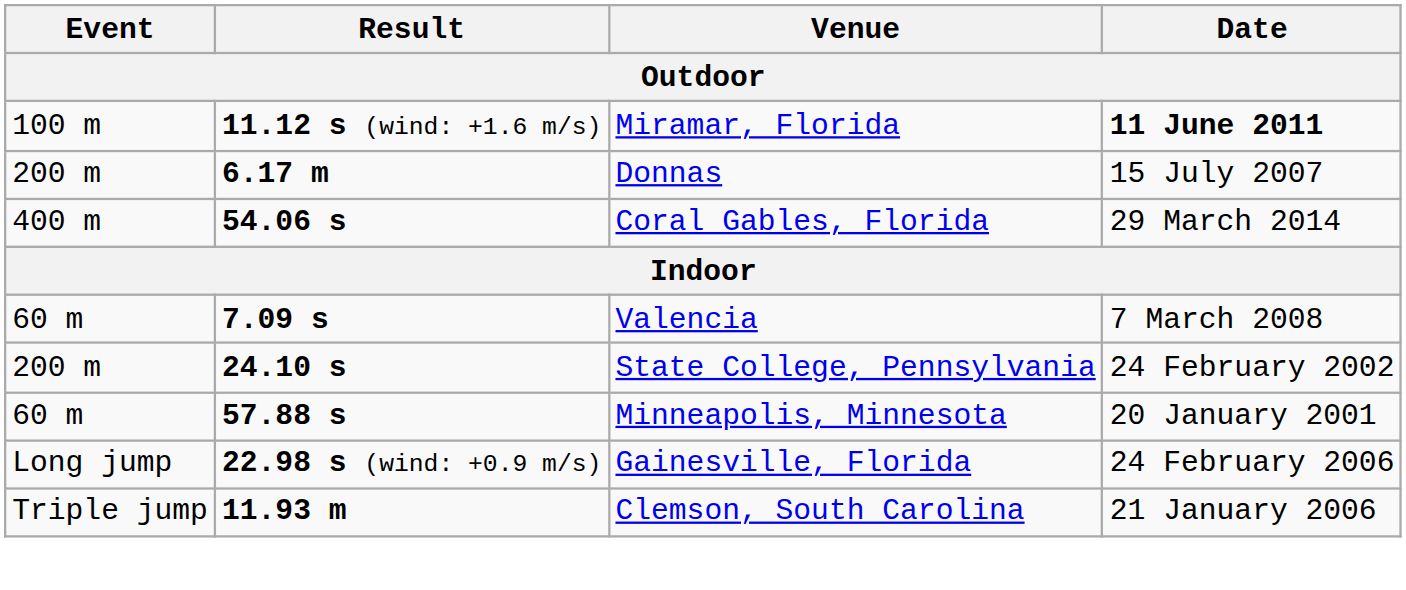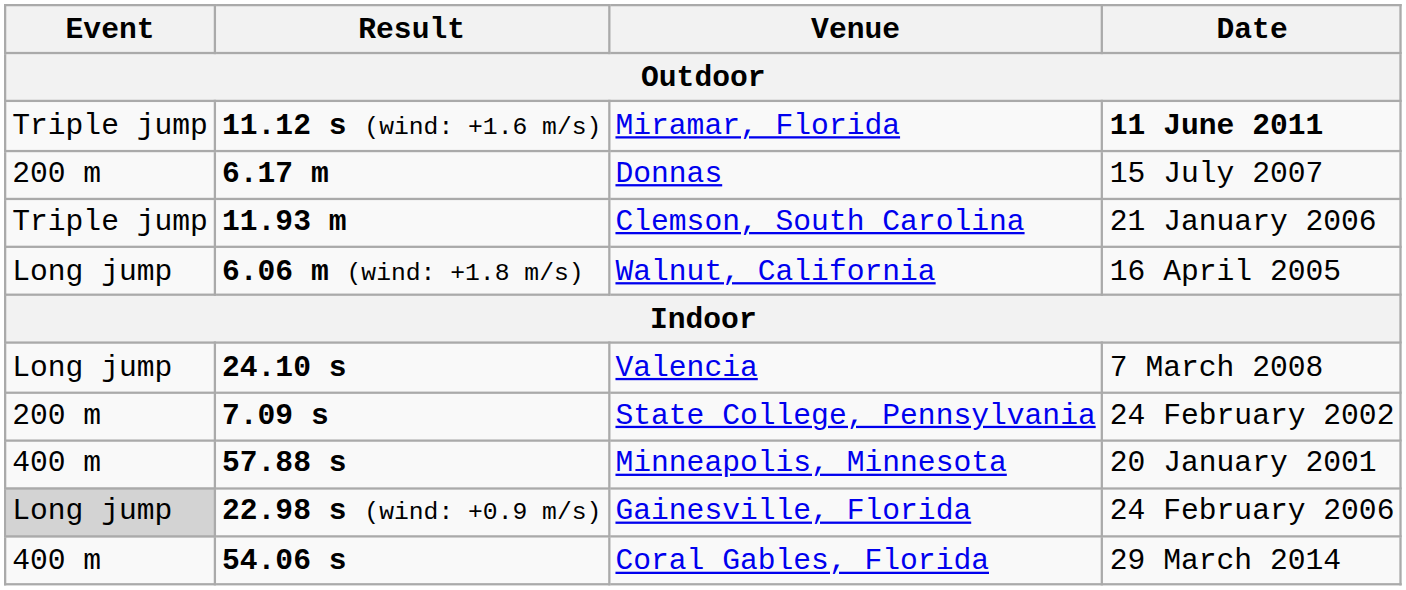(57, 126) 100 m -> (110, 126) Triple jump
rows swapped: (802, 223) <-> (820, 512)
+ row: (776, 271)
(48, 319) 60 m -> (92, 367) Long jump
(275, 319) 7.09 s -> (284, 367) 24.10 s
(284, 367) 24.10 s -> (275, 416) 7.09 s
(48, 416) 60 m -> (57, 464) 400 m
(92, 464) no background -> (92, 512) lightgrey background
